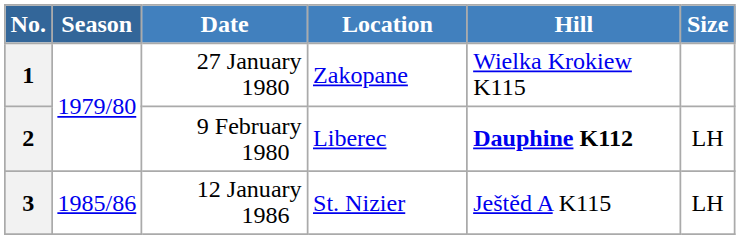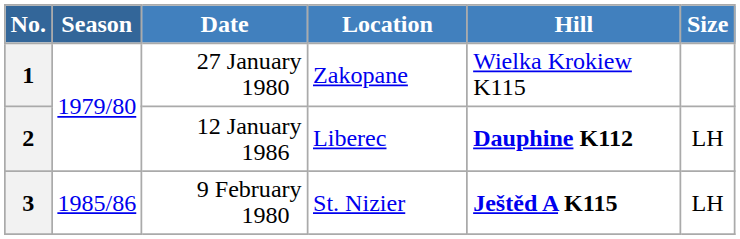(249, 138) 9 February 1980 -> (249, 138) 12 January 1986
(249, 202) 12 January 1986 -> (249, 202) 9 February 1980
(542, 202) normal -> (545, 202) bold
